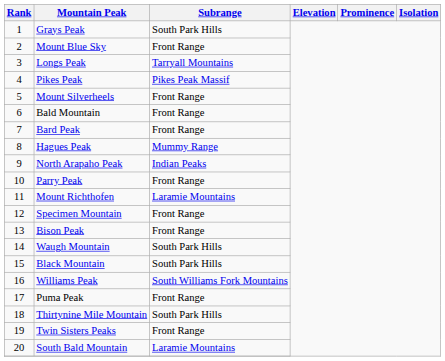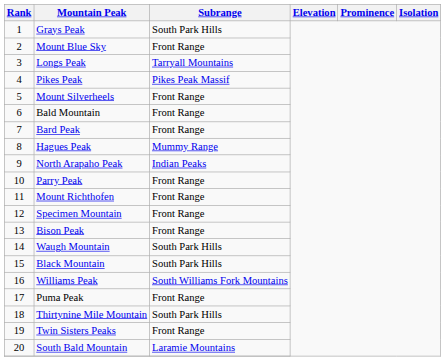(194, 197) Laramie Mountains -> (178, 197) Front Range
